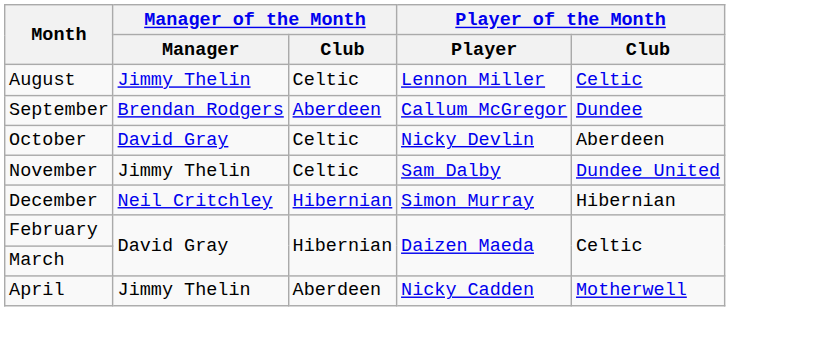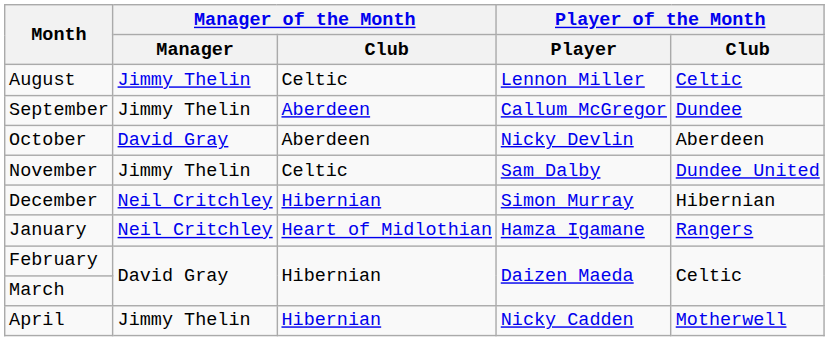(201, 110) Brendan Rodgers -> (184, 110) Jimmy Thelin
(326, 140) Celtic -> (326, 140) Aberdeen
+ row: (48, 230)
(337, 291) Aberdeen -> (331, 321) Hibernian
